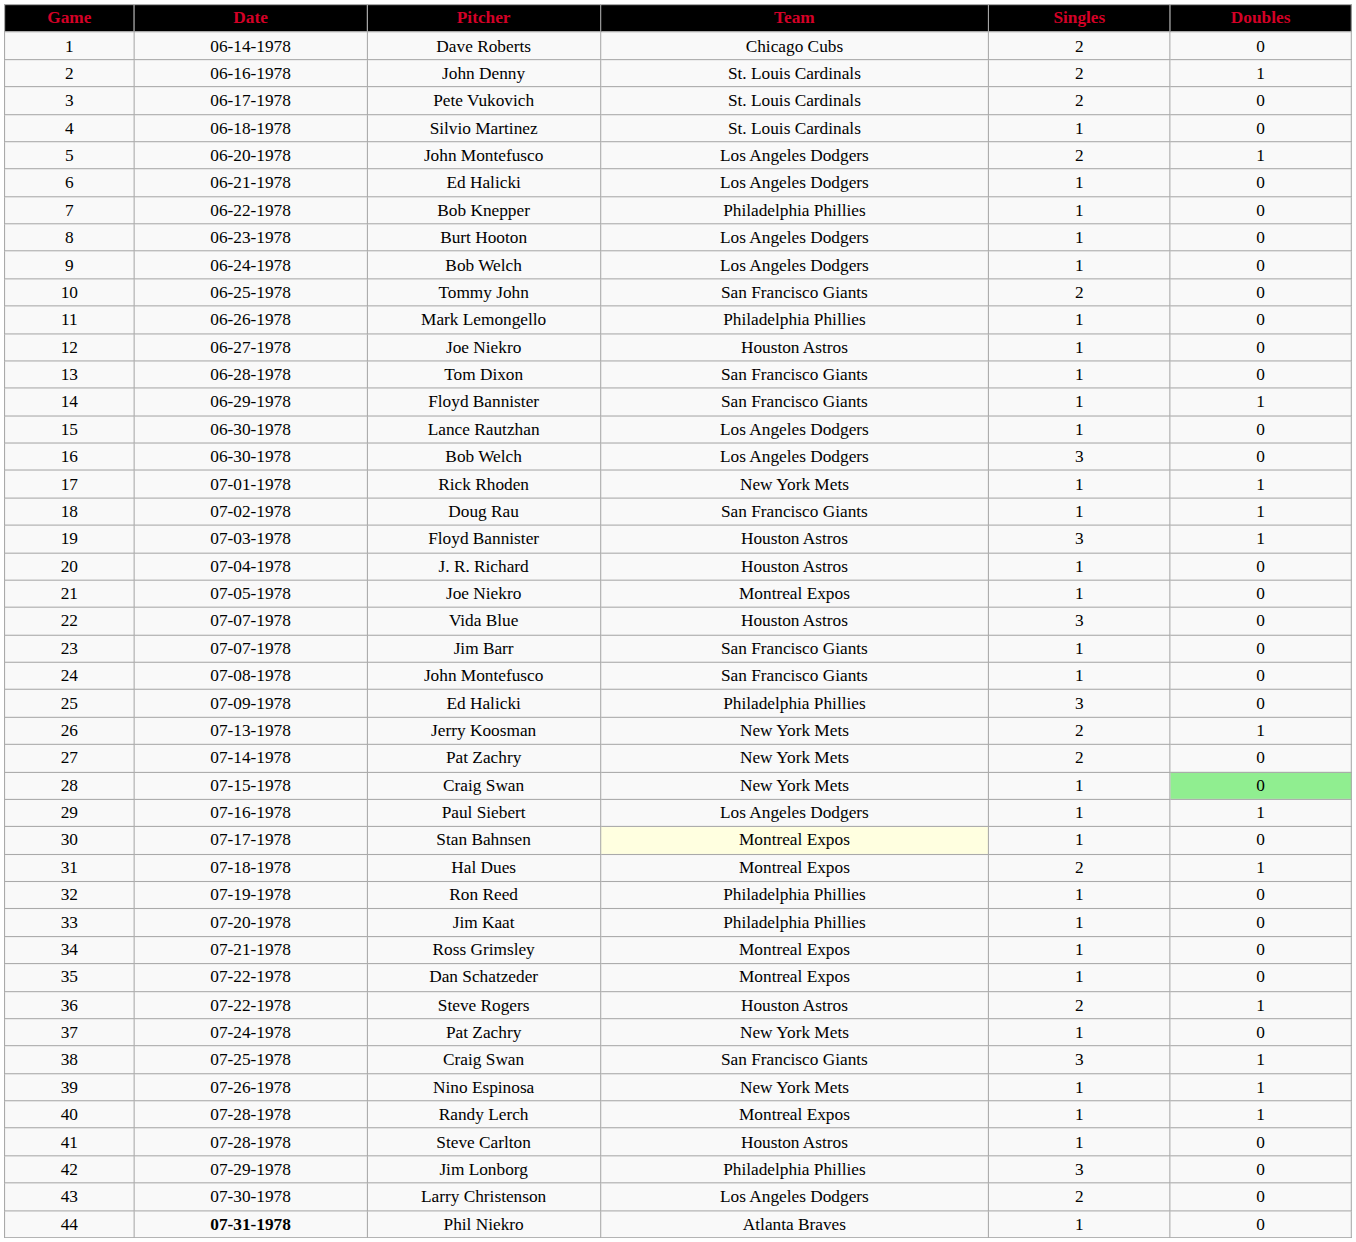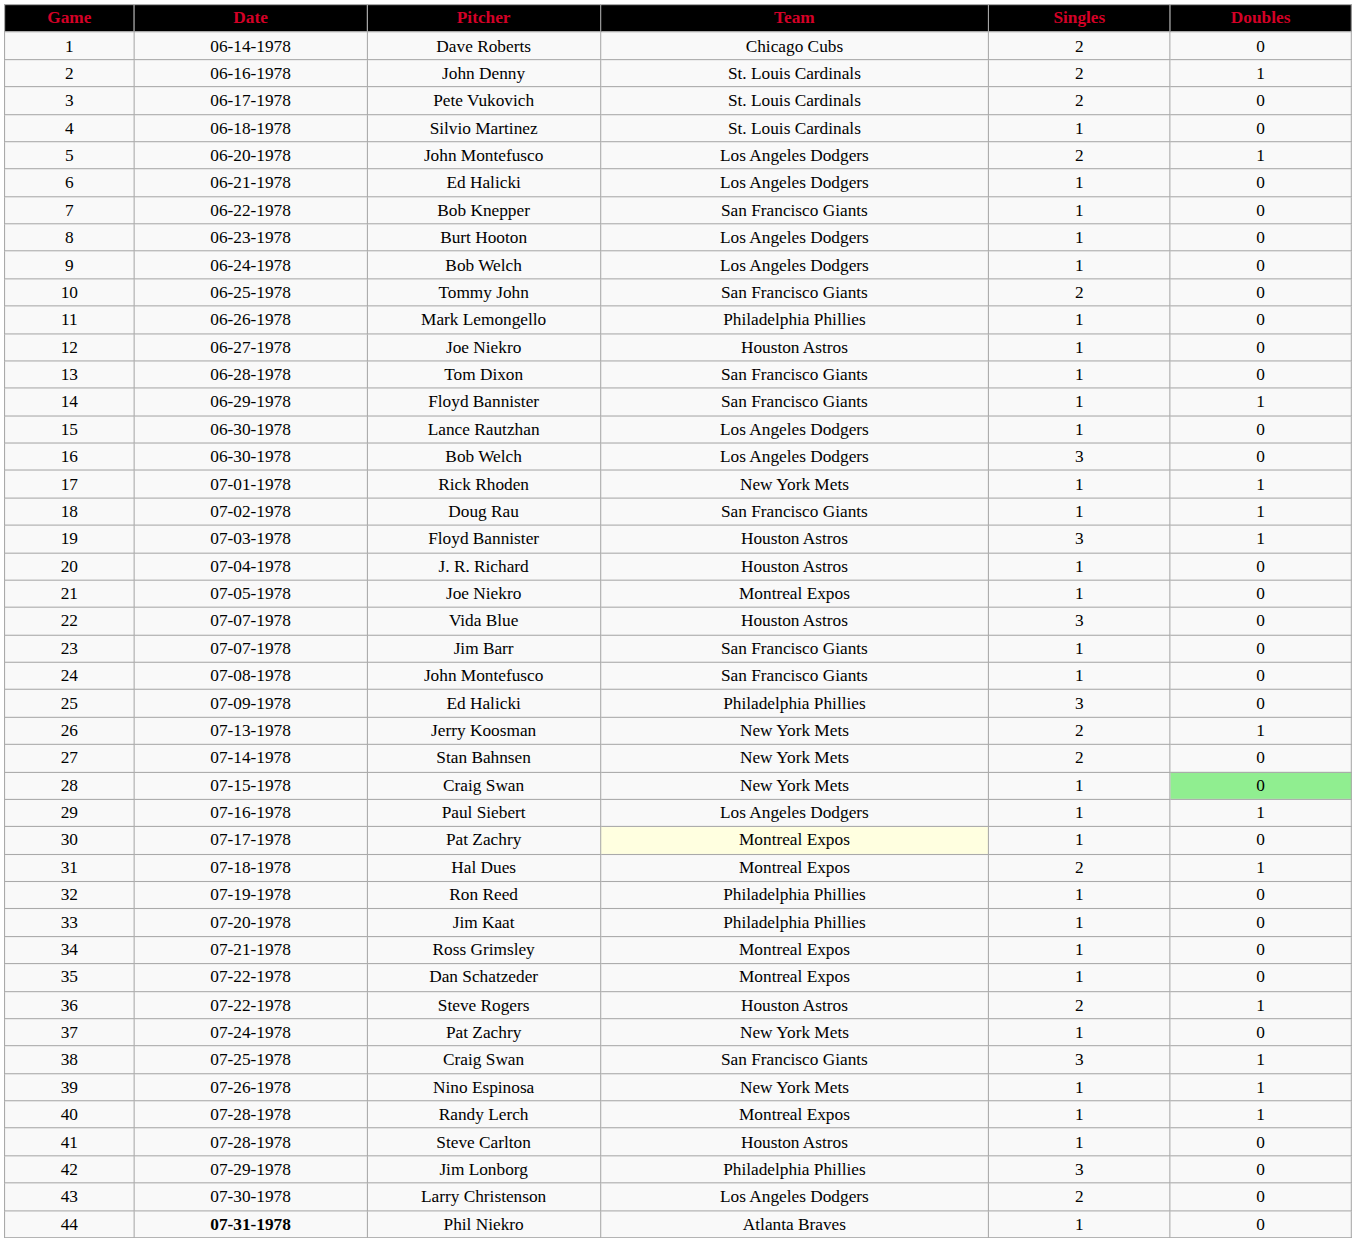(794, 210) Philadelphia Phillies -> (794, 210) San Francisco Giants
(484, 758) Pat Zachry -> (484, 758) Stan Bahnsen
(484, 840) Stan Bahnsen -> (484, 840) Pat Zachry
